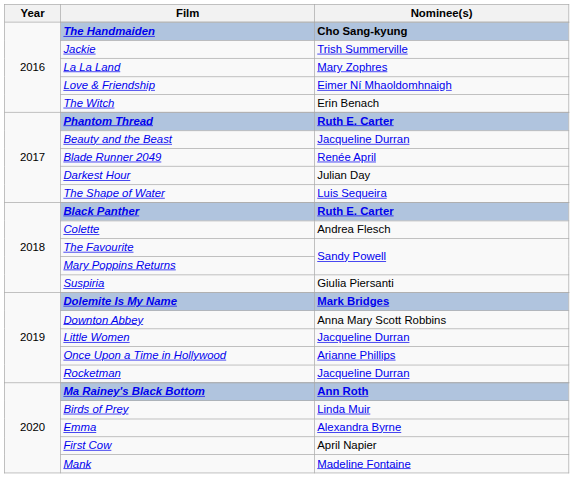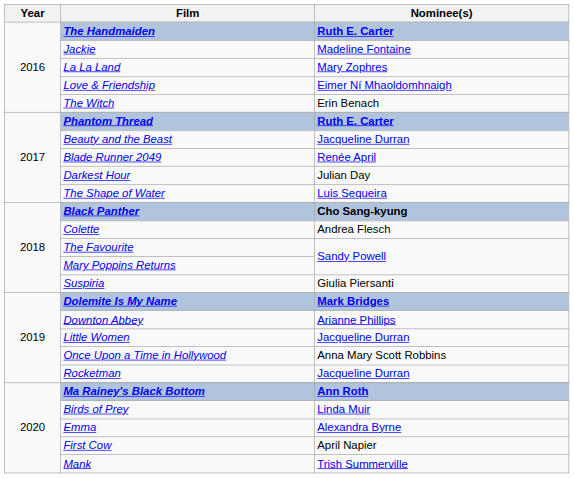(362, 31) Cho Sang-kyung -> (355, 31) Ruth E. Carter
(362, 49) Trish Summerville -> (364, 49) Madeline Fontaine
(355, 211) Ruth E. Carter -> (362, 211) Cho Sang-kyung
(382, 319) Anna Mary Scott Robbins -> (356, 319) Arianne Phillips
(356, 355) Arianne Phillips -> (382, 355) Anna Mary Scott Robbins
(364, 463) Madeline Fontaine -> (362, 463) Trish Summerville
